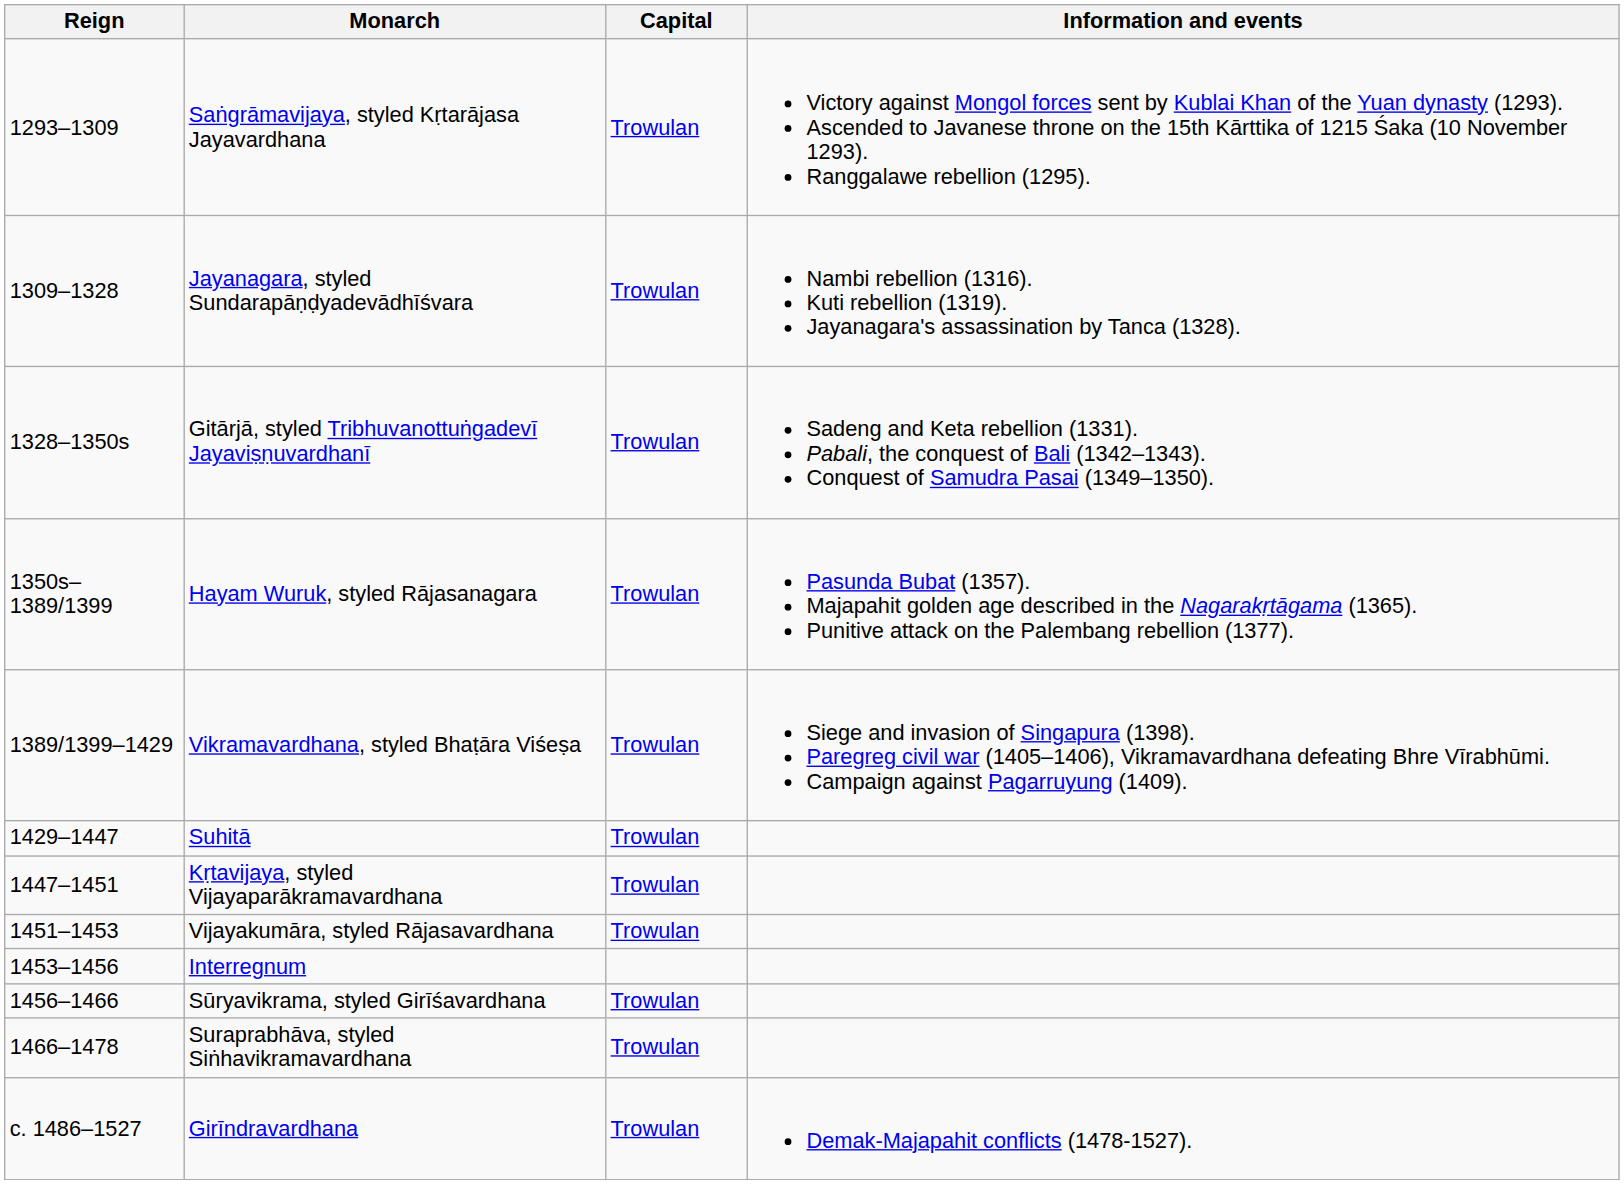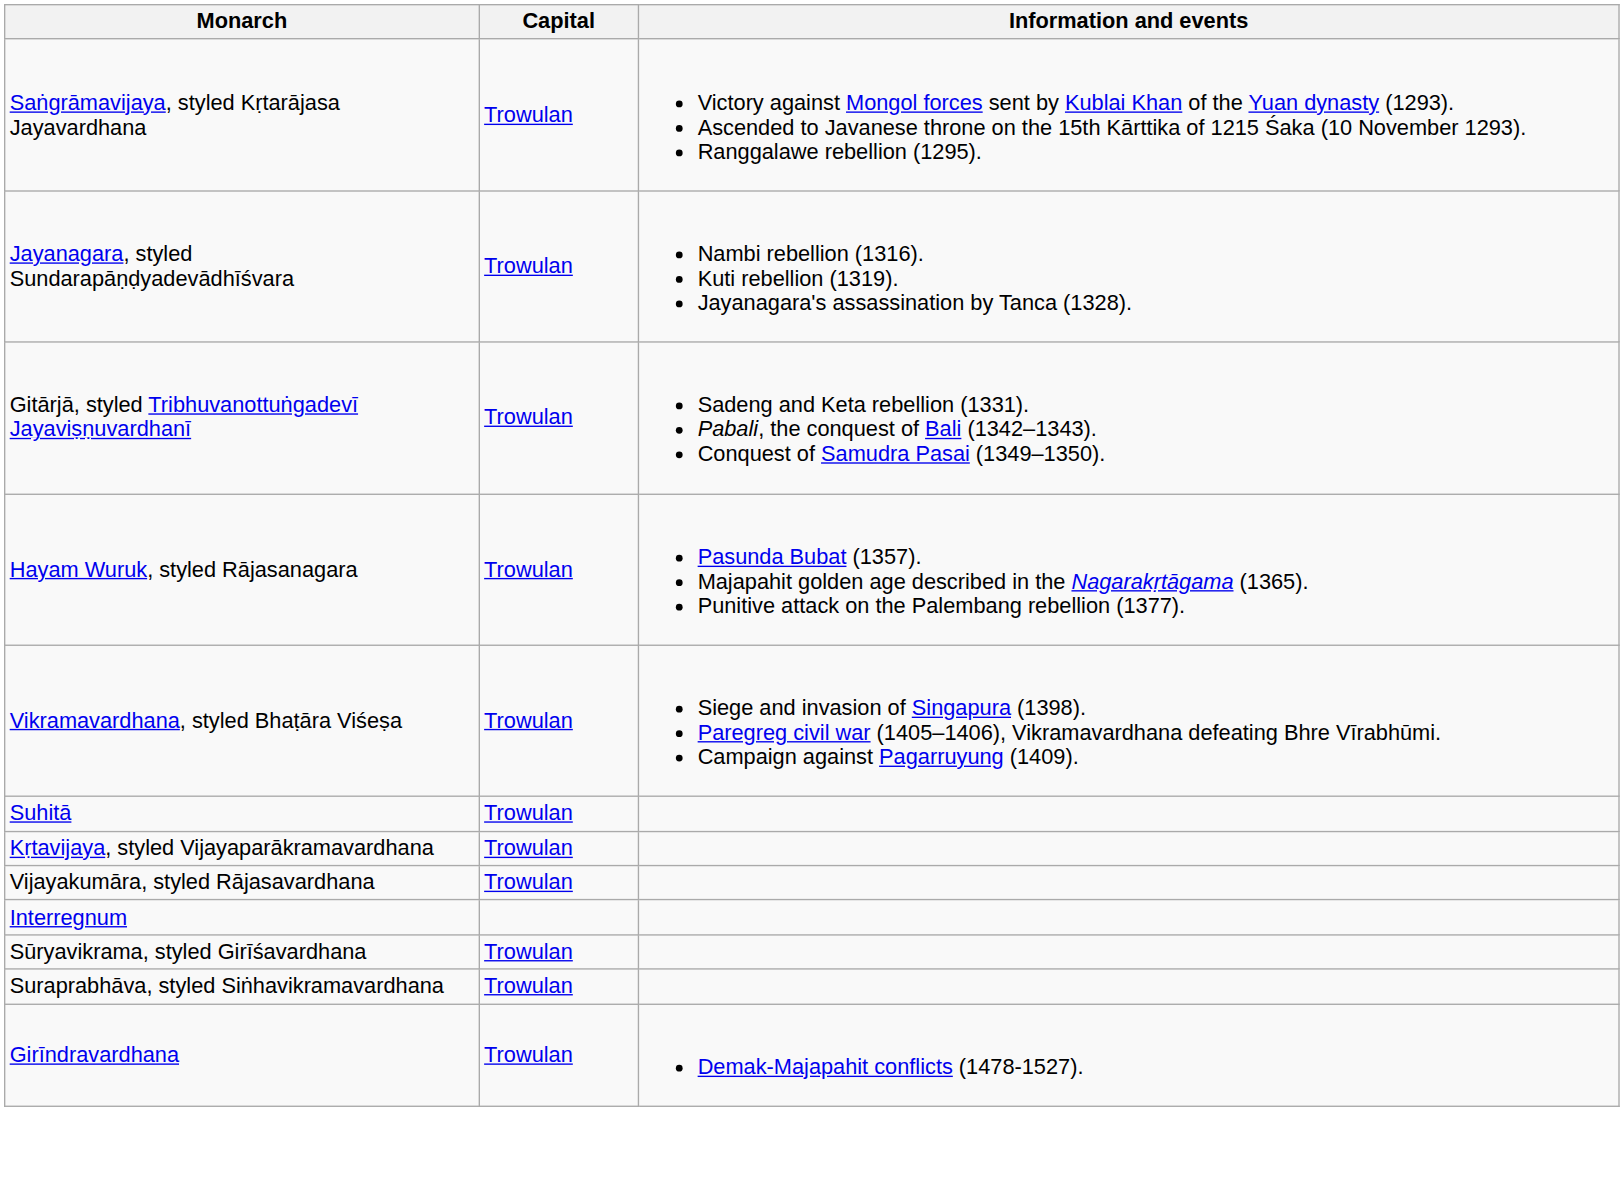- column: (94, 21)
